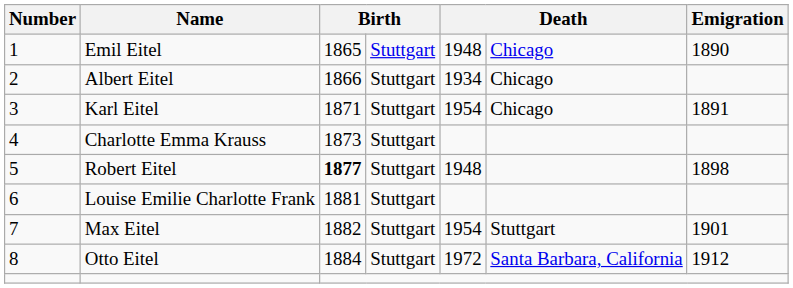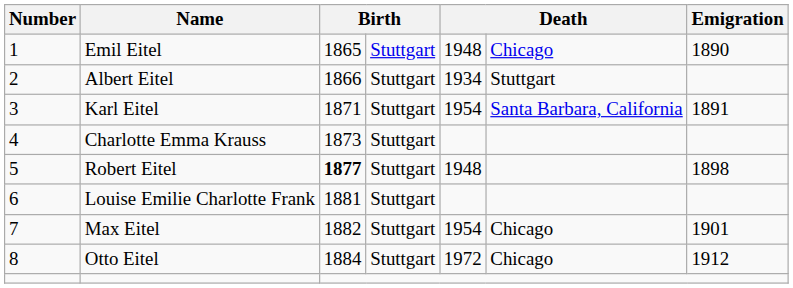(522, 79) Chicago -> (523, 79) Stuttgart
(522, 109) Chicago -> (587, 109) Santa Barbara, California
(523, 229) Stuttgart -> (522, 229) Chicago
(587, 259) Santa Barbara, California -> (522, 259) Chicago
